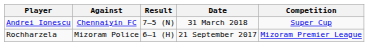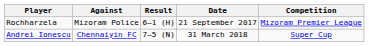rows swapped: (31, 36) <-> (38, 23)
